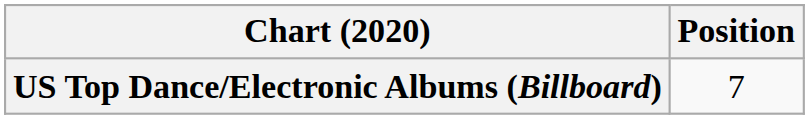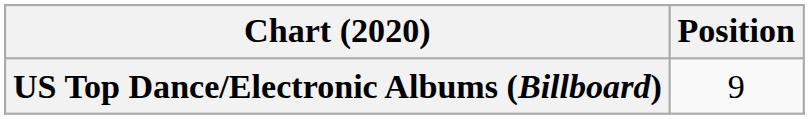(736, 85) 7 -> (736, 85) 9
